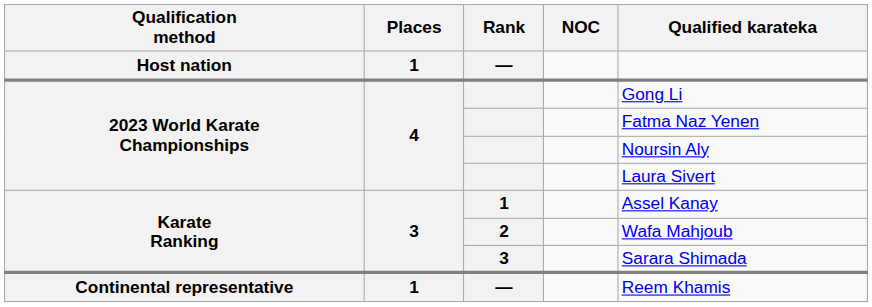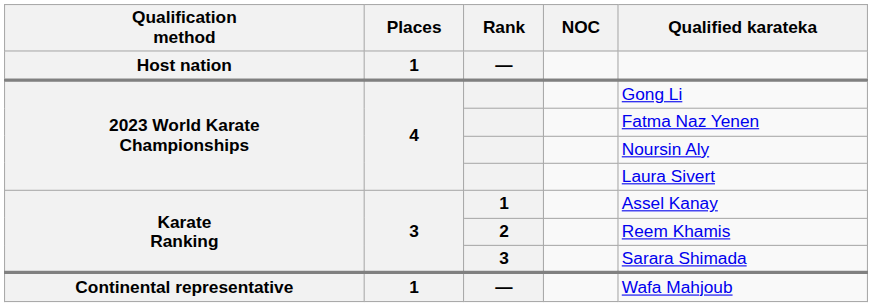(677, 231) Wafa Mahjoub -> (676, 231) Reem Khamis
(676, 287) Reem Khamis -> (677, 287) Wafa Mahjoub
